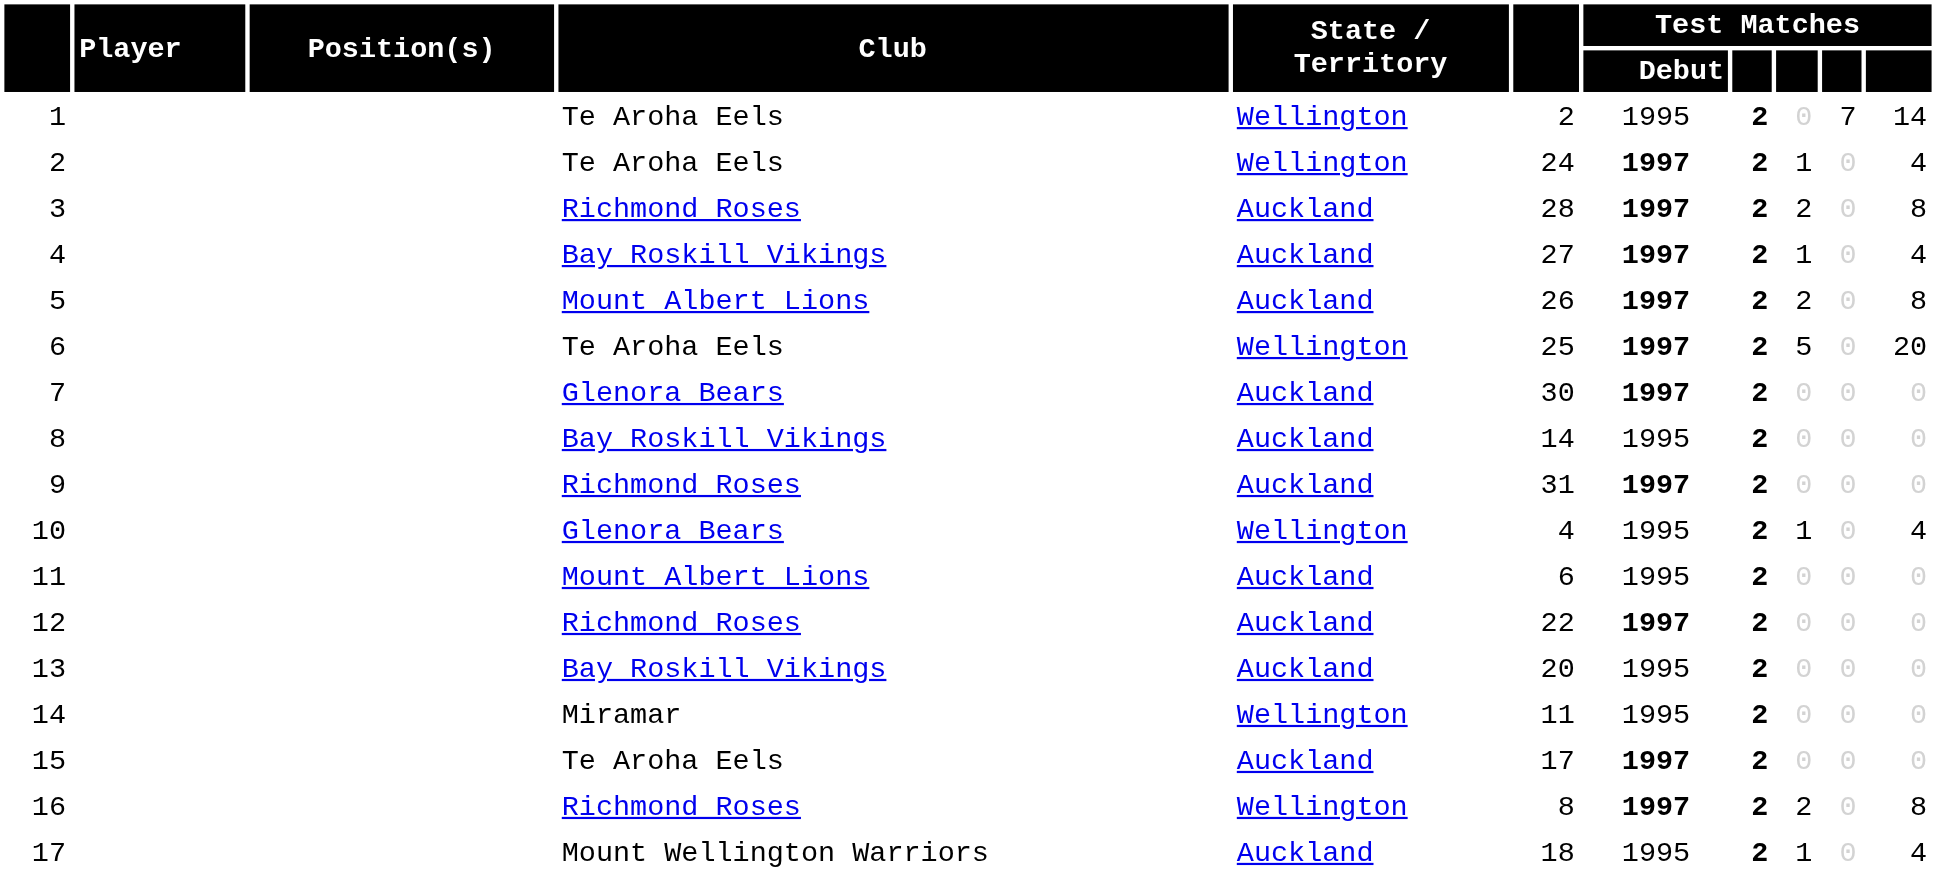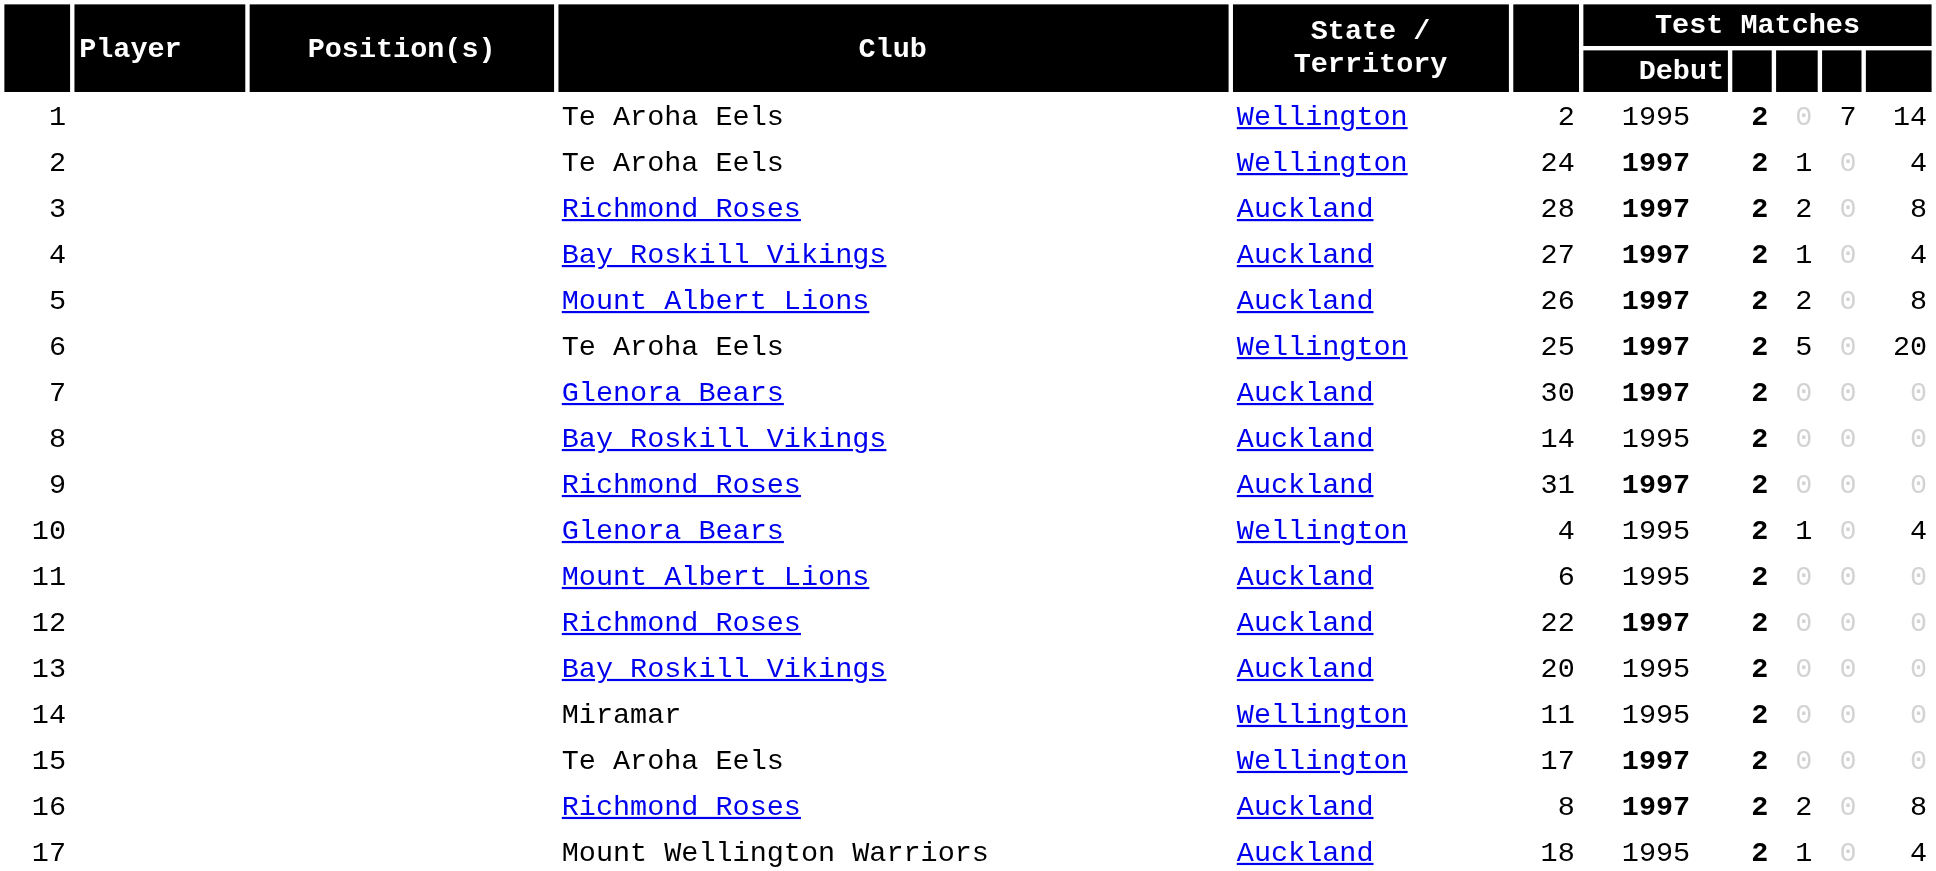(1305, 761) Auckland -> (1322, 761) Wellington
(1322, 807) Wellington -> (1305, 807) Auckland
